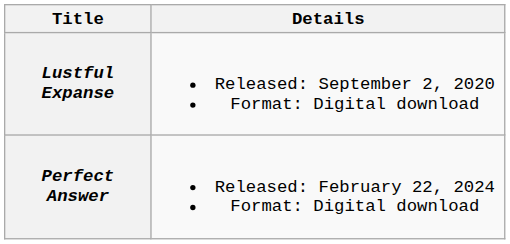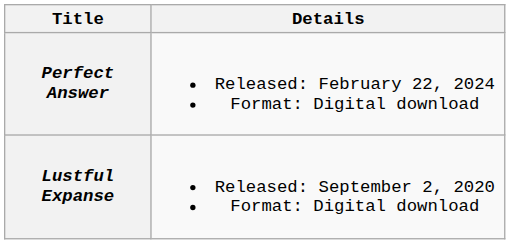rows swapped: (78, 187) <-> (78, 84)
